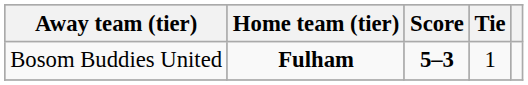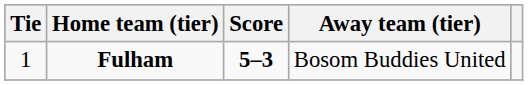columns swapped: (490, 22) <-> (116, 22)
